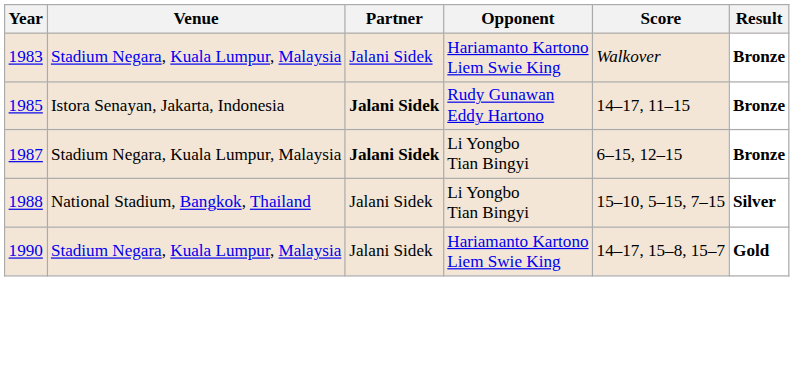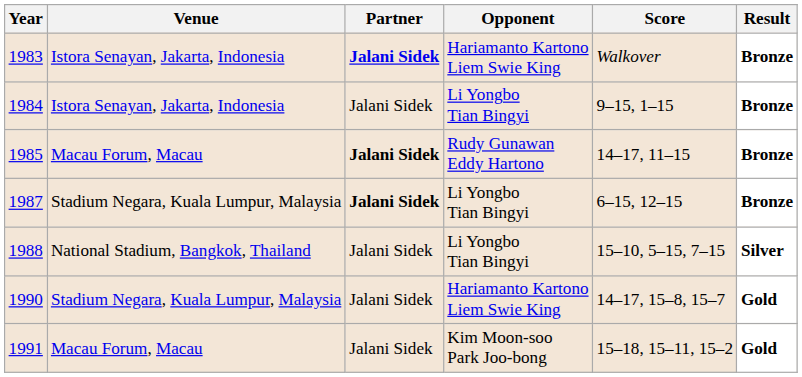(196, 57) Stadium Negara, Kuala Lumpur, Malaysia -> (168, 57) Istora Senayan, Jakarta, Indonesia
(391, 57) normal -> (394, 57) bold
+ row: (26, 105)
(168, 105) Istora Senayan, Jakarta, Indonesia -> (127, 154) Macau Forum, Macau
+ row: (26, 348)
